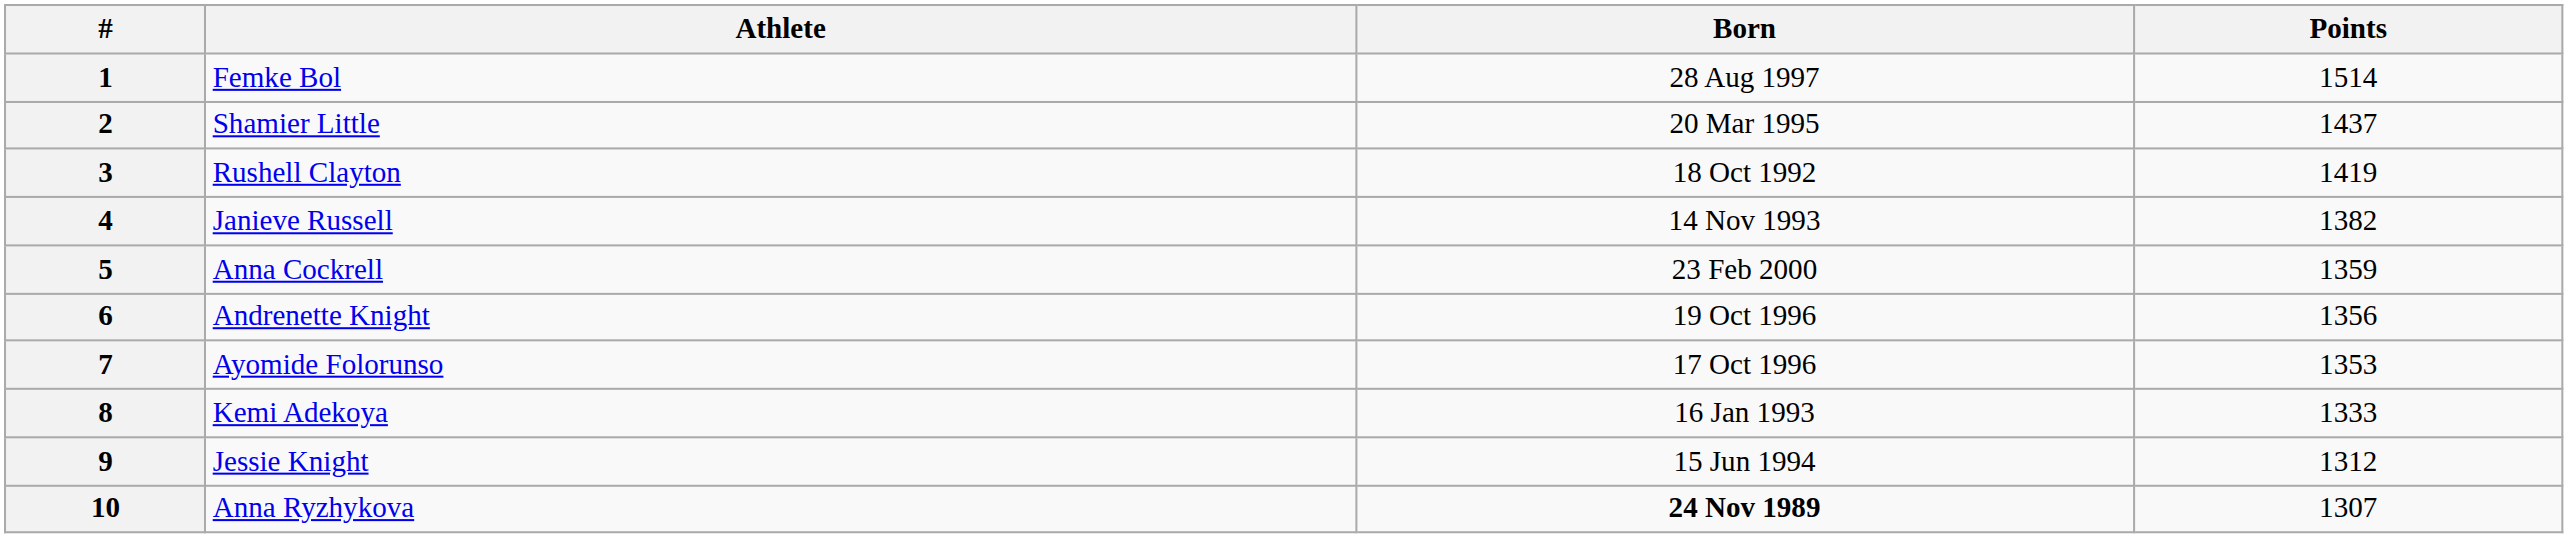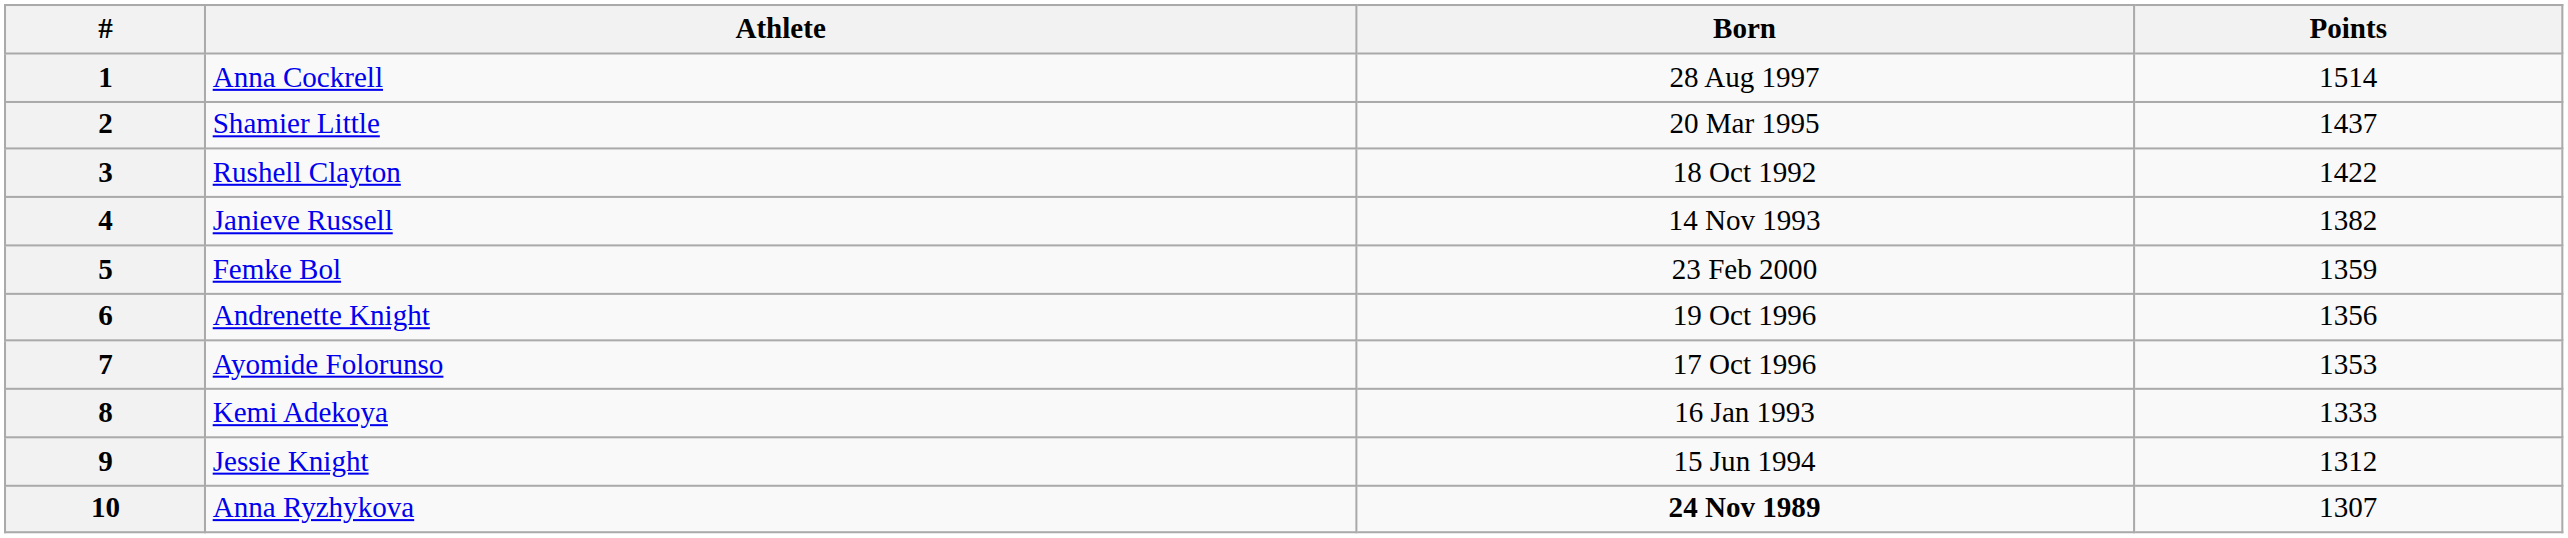(277, 76) Femke Bol -> (298, 76) Anna Cockrell
(2348, 172) 1419 -> (2348, 172) 1422
(298, 268) Anna Cockrell -> (277, 268) Femke Bol
